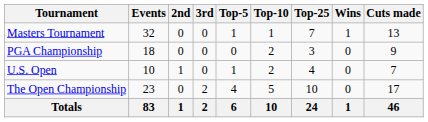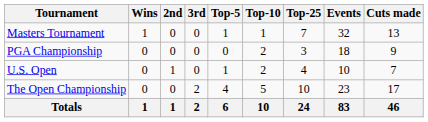columns swapped: (348, 13) <-> (149, 13)
